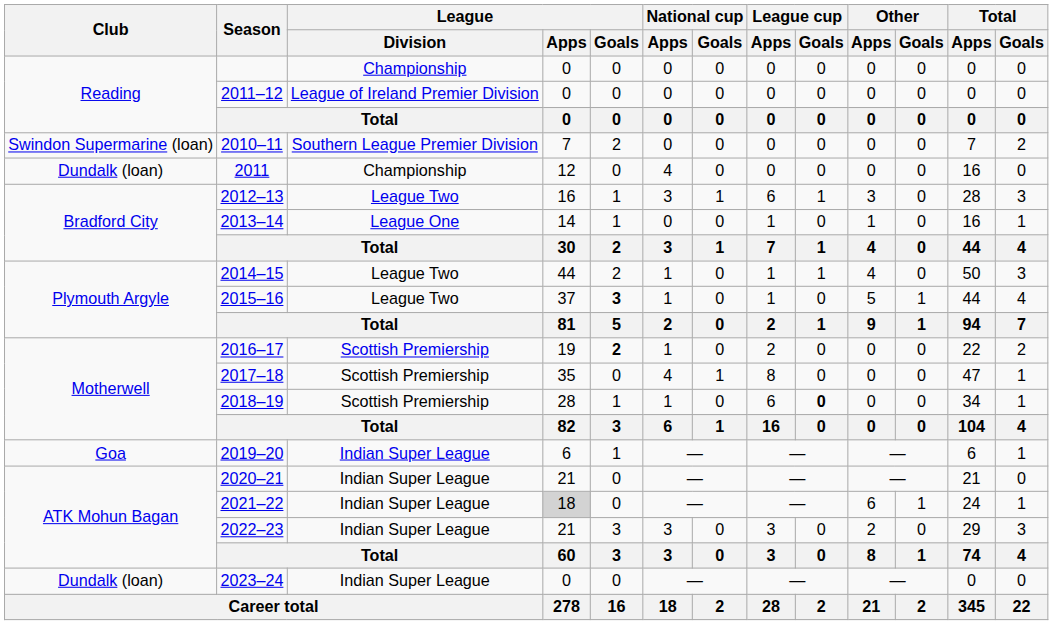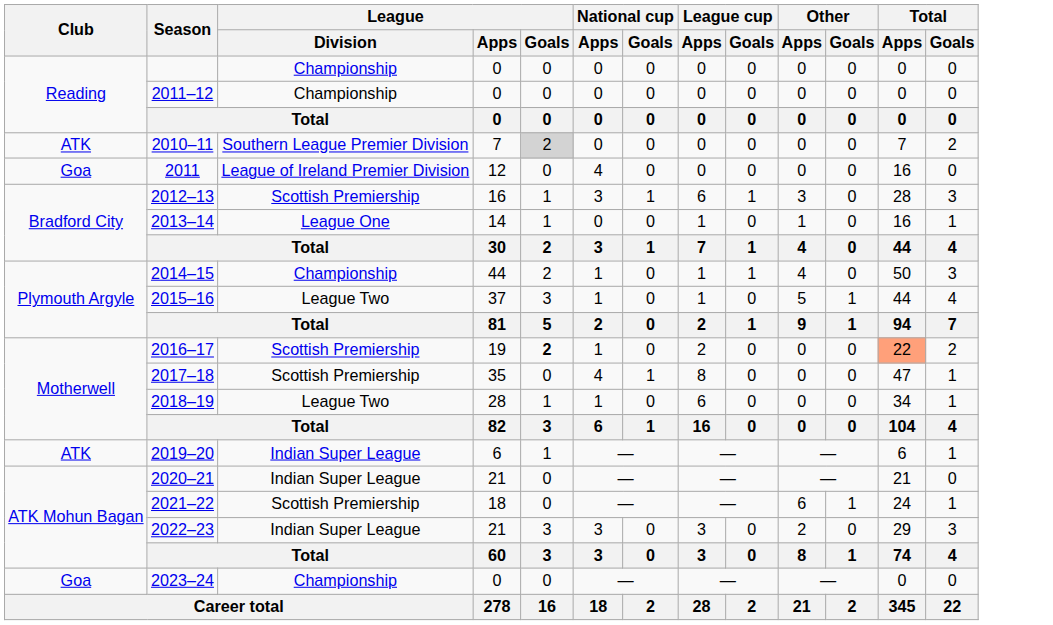(415, 94) League of Ireland Premier Division -> (345, 94) Championship
(111, 145) Swindon Supermarine (loan) -> (76, 145) ATK
(617, 145) no background -> (547, 145) lightgrey background
(111, 171) Dundalk (loan) -> (76, 171) Goa
(415, 171) Championship -> (345, 171) League of Ireland Premier Division
(415, 196) League Two -> (345, 196) Scottish Premiership
(415, 273) League Two -> (345, 273) Championship
(617, 299) bold -> (547, 299) normal
(971, 350) no background -> (902, 350) lightsalmon background
(415, 401) Scottish Premiership -> (345, 401) League Two
(821, 401) bold -> (752, 401) normal
(111, 453) Goa -> (76, 453) ATK
(415, 504) Indian Super League -> (345, 504) Scottish Premiership
(566, 504) lightgrey background -> (497, 504) no background
(111, 581) Dundalk (loan) -> (76, 581) Goa
(415, 581) Indian Super League -> (345, 581) Championship
